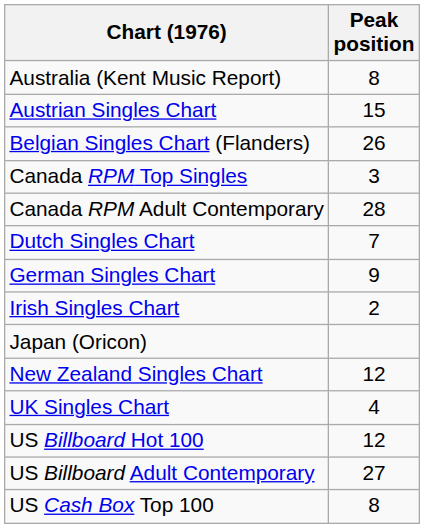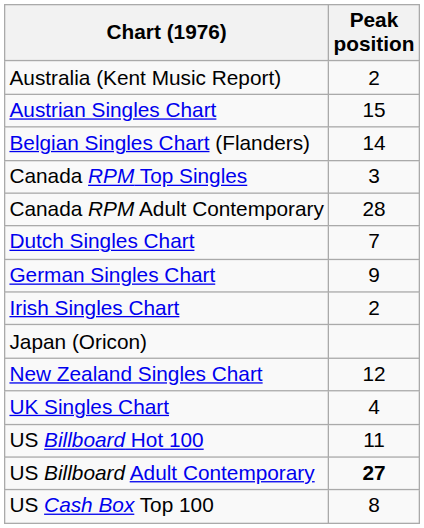(374, 77) 8 -> (374, 77) 2
(374, 143) 26 -> (374, 143) 14
(374, 440) 12 -> (374, 440) 11
(374, 473) normal -> (374, 473) bold
